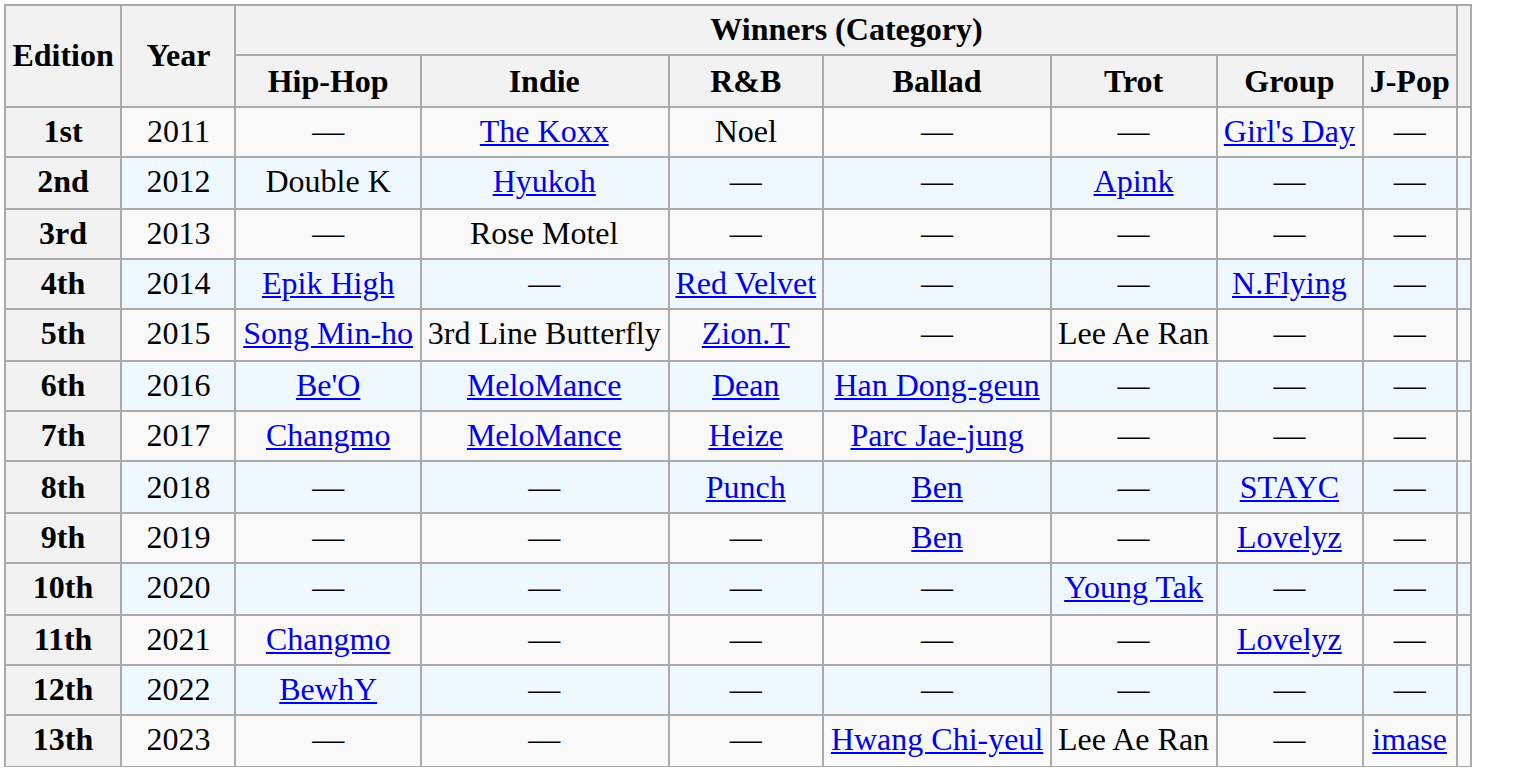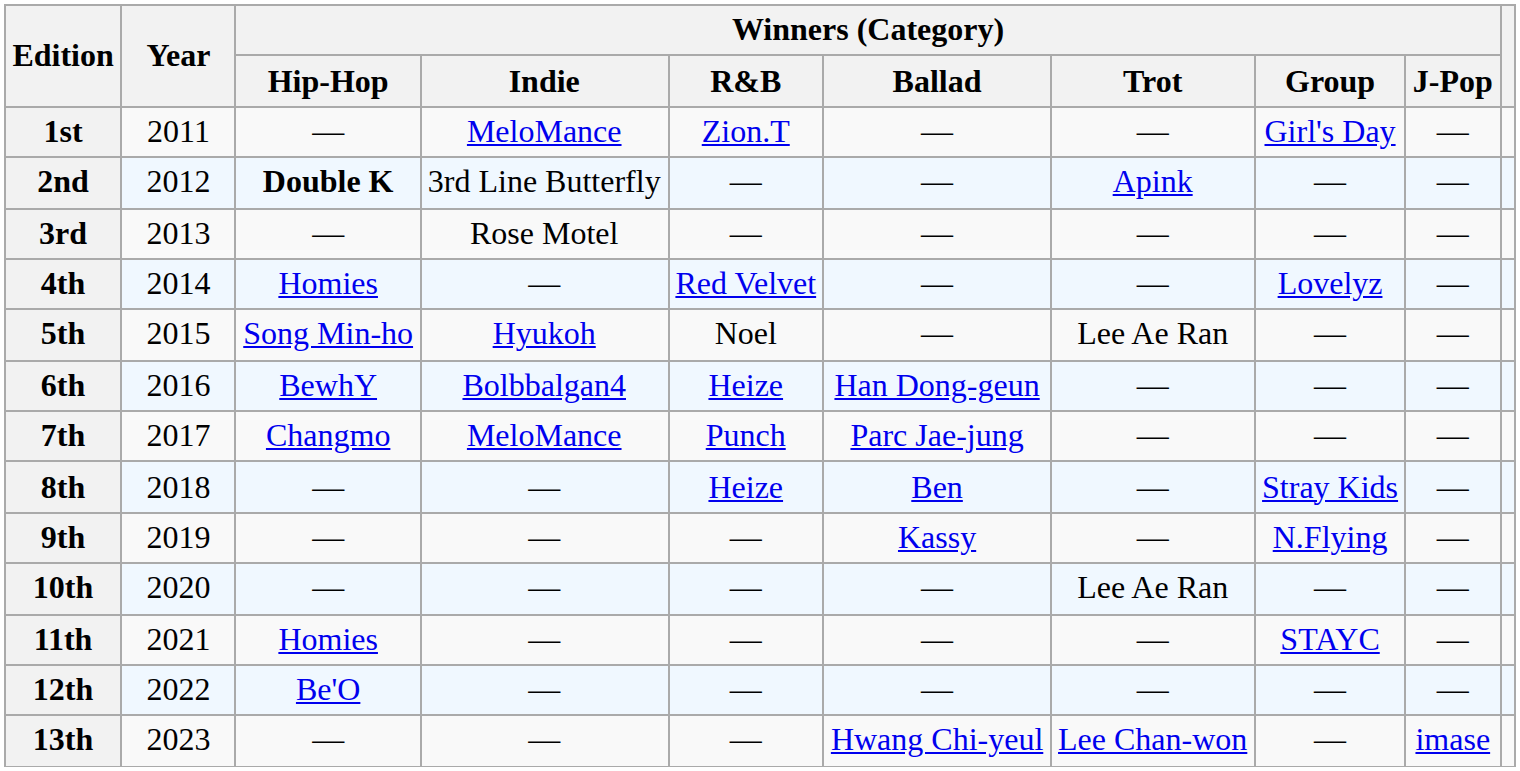(544, 131) The Koxx -> (544, 131) MeloMance
(746, 131) Noel -> (746, 131) Zion.T
(328, 182) normal -> (328, 182) bold
(544, 182) Hyukoh -> (544, 182) 3rd Line Butterfly
(328, 283) Epik High -> (328, 283) Homies
(1289, 283) N.Flying -> (1330, 283) Lovelyz
(544, 334) 3rd Line Butterfly -> (544, 334) Hyukoh
(746, 334) Zion.T -> (746, 334) Noel
(328, 385) Be'O -> (328, 385) BewhY
(544, 385) MeloMance -> (544, 385) Bolbbalgan4
(746, 385) Dean -> (746, 385) Heize
(746, 435) Heize -> (746, 435) Punch
(746, 486) Punch -> (746, 486) Heize
(1289, 486) STAYC -> (1330, 486) Stray Kids
(937, 537) Ben -> (937, 537) Kassy
(1289, 537) Lovelyz -> (1330, 537) N.Flying
(1134, 588) Young Tak -> (1153, 588) Lee Ae Ran
(328, 638) Changmo -> (328, 638) Homies
(1289, 638) Lovelyz -> (1330, 638) STAYC
(328, 689) BewhY -> (328, 689) Be'O
(1134, 740) Lee Ae Ran -> (1153, 740) Lee Chan-won
